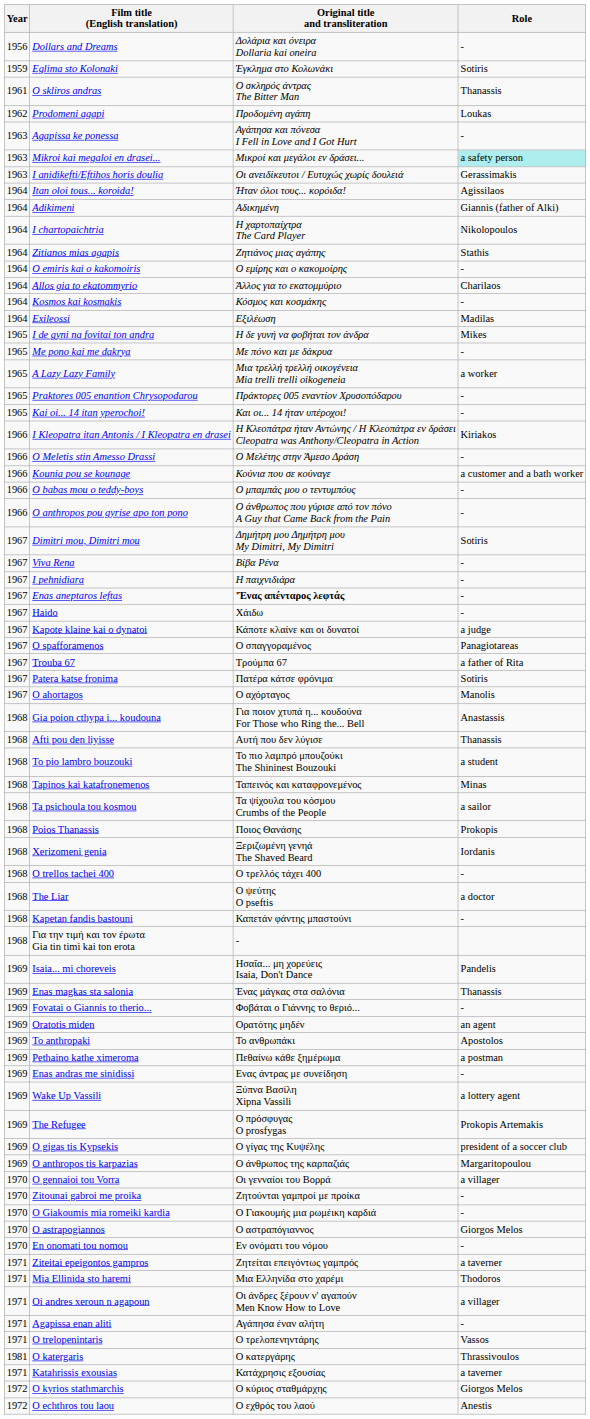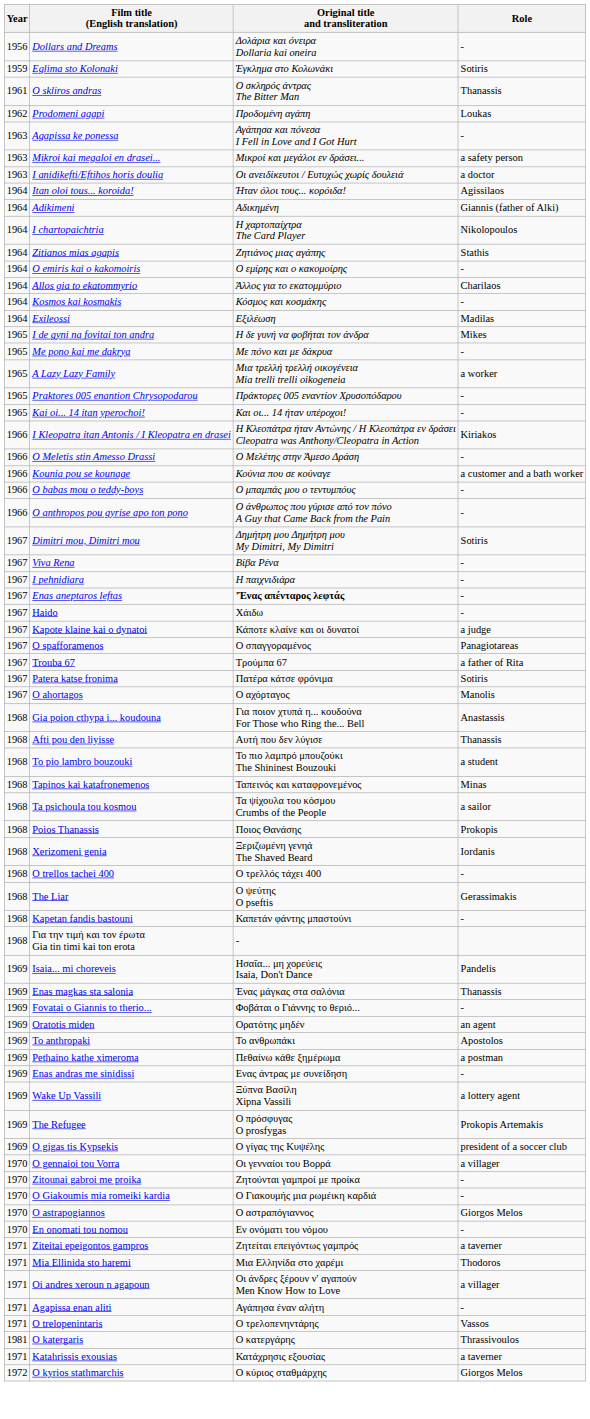(492, 158) paleturquoise background -> (492, 158) no background
(489, 175) Gerassimakis -> (477, 175) a doctor
(477, 896) a doctor -> (489, 896) Gerassimakis
- row: (85, 1163)
- row: (73, 1406)
